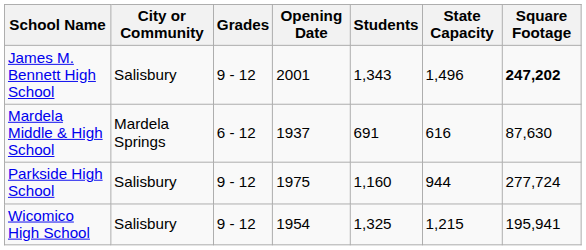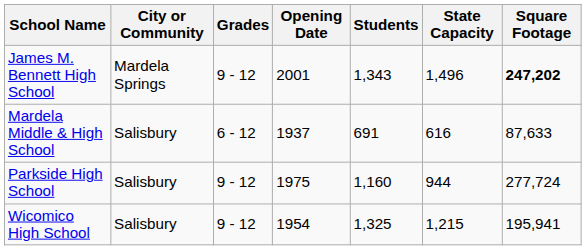(145, 74) Salisbury -> (142, 74) Mardela Springs
(142, 133) Mardela Springs -> (145, 133) Salisbury
(529, 133) 87,630 -> (529, 133) 87,633
